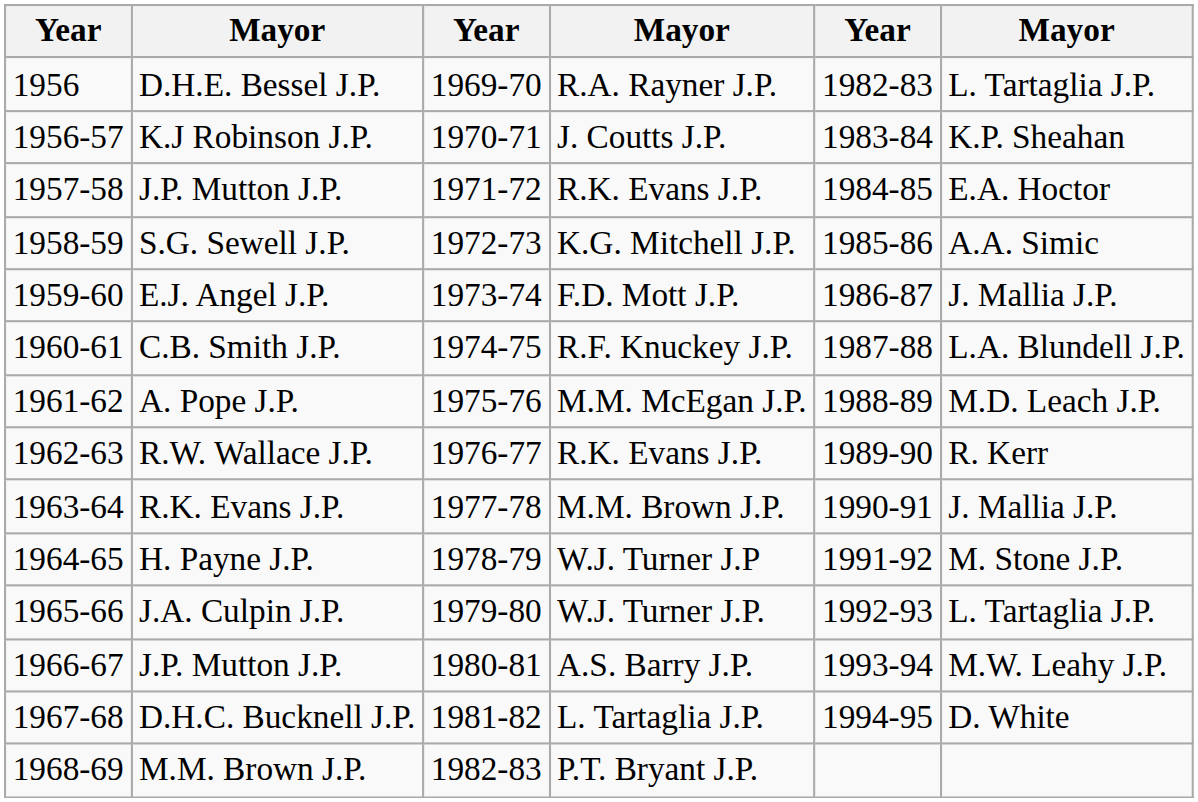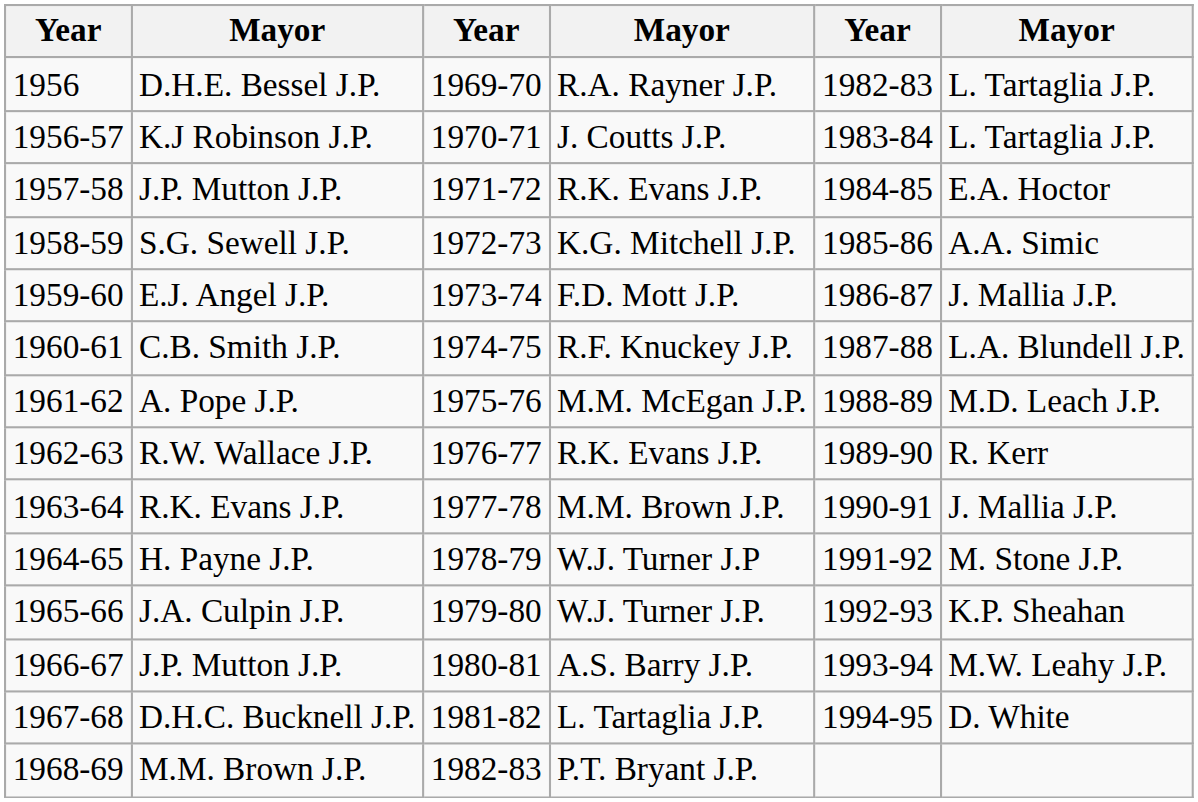(1037, 136) K.P. Sheahan -> (1052, 136) L. Tartaglia J.P.
(1052, 611) L. Tartaglia J.P. -> (1037, 611) K.P. Sheahan
